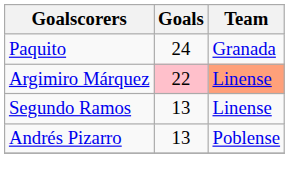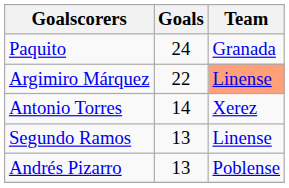(181, 78) pink background -> (181, 78) no background
+ row: (66, 108)
